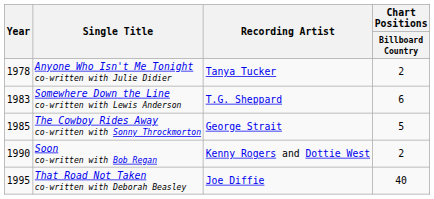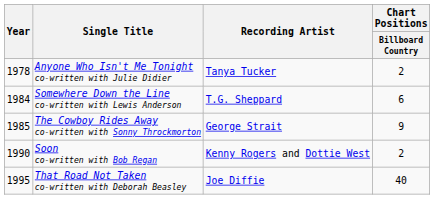(18, 99) 1983 -> (18, 99) 1984
(401, 127) 5 -> (401, 127) 9
